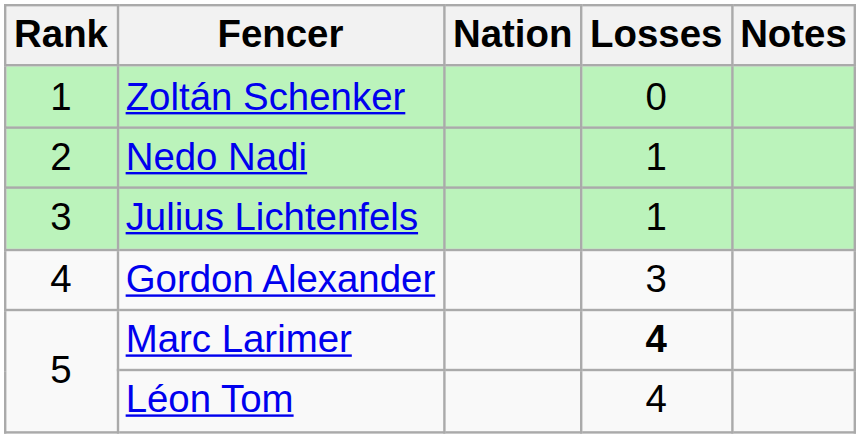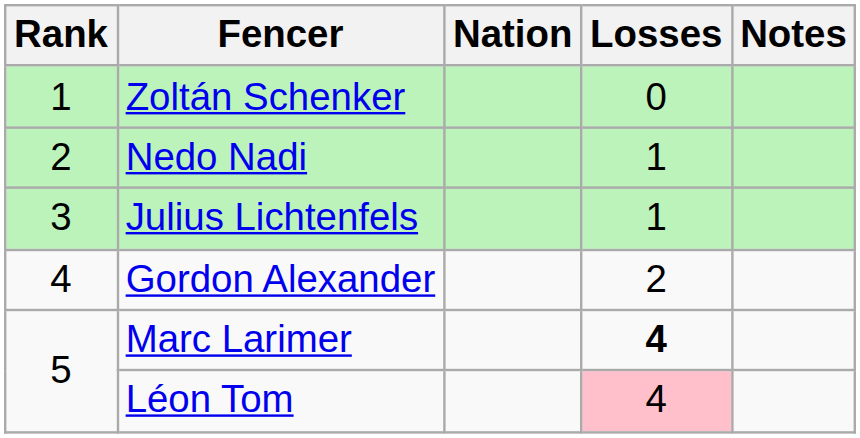(656, 278) 3 -> (656, 278) 2
(656, 400) no background -> (656, 400) pink background
